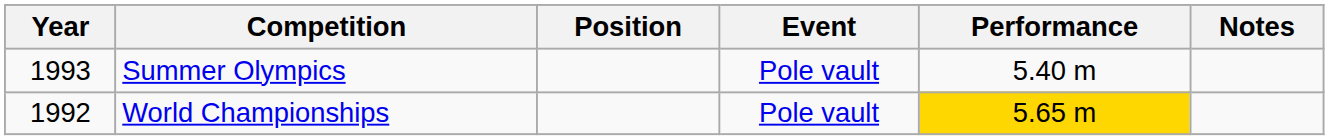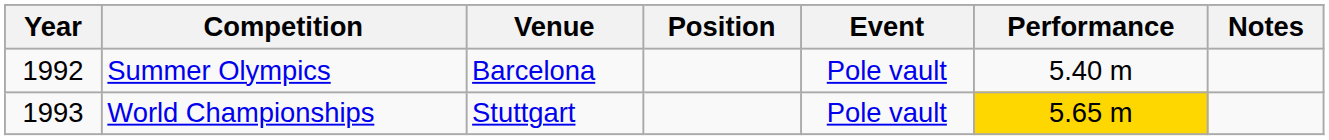+ column: (554, 27)
(60, 70) 1993 -> (53, 70) 1992
(60, 113) 1992 -> (53, 113) 1993
